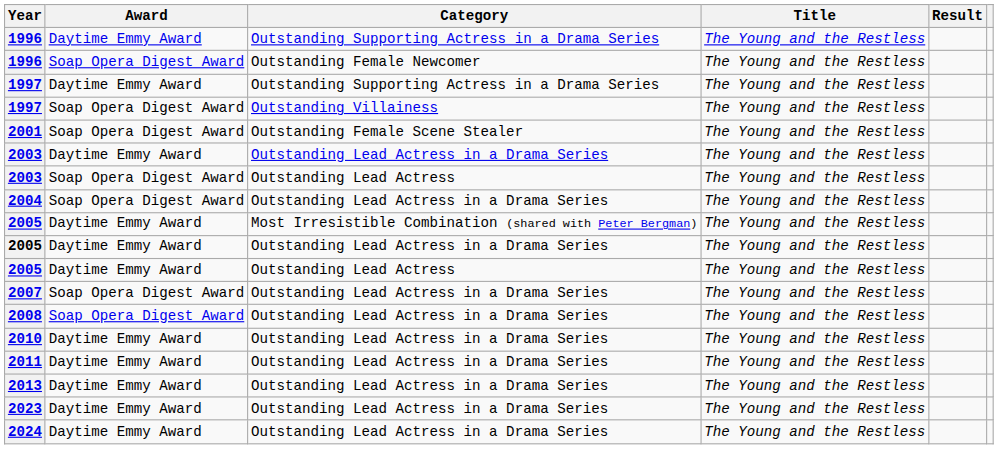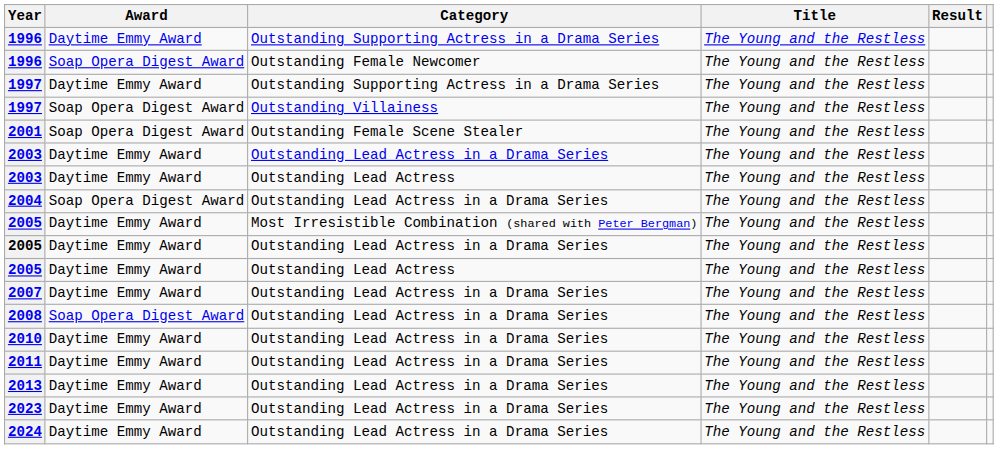(146, 178) Soap Opera Digest Award -> (125, 178) Daytime Emmy Award
(146, 293) Soap Opera Digest Award -> (125, 293) Daytime Emmy Award
